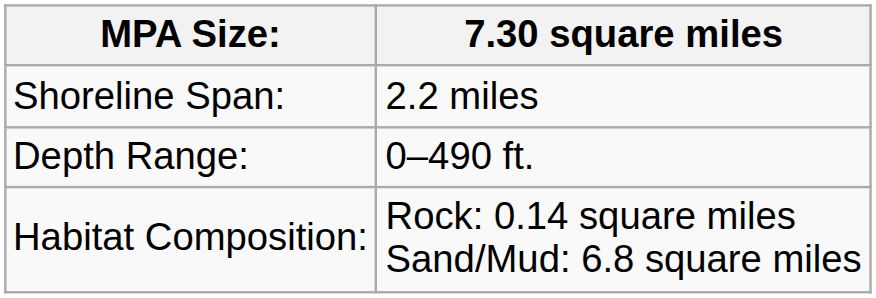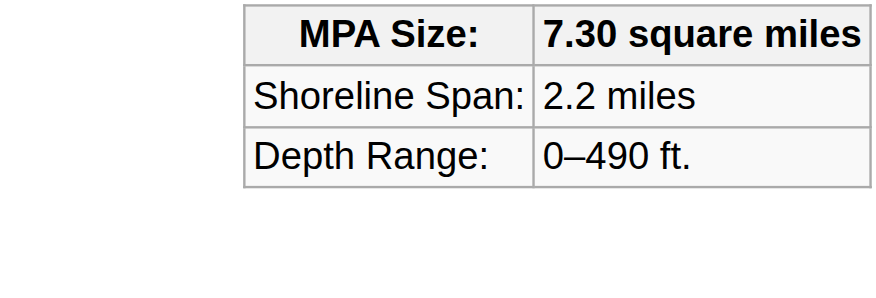- row: (190, 238)
